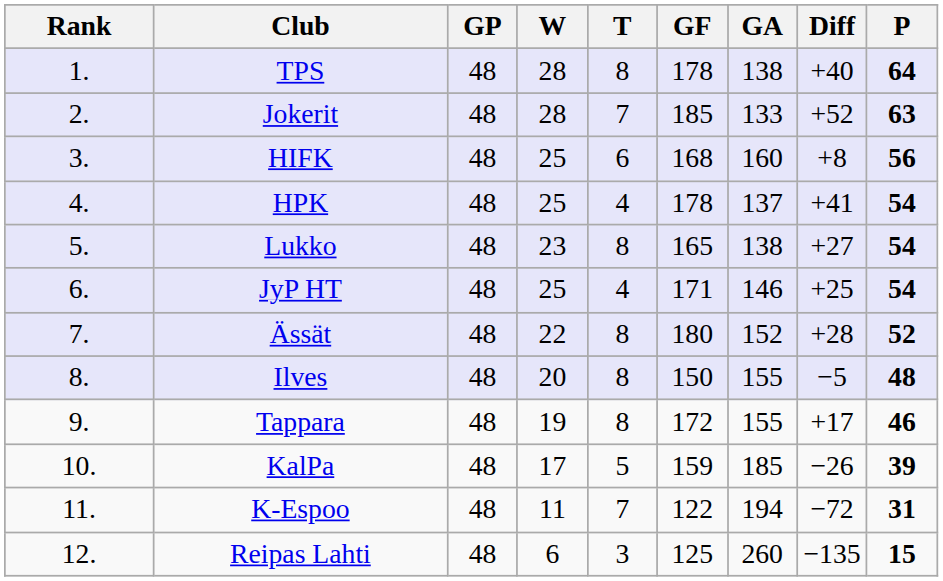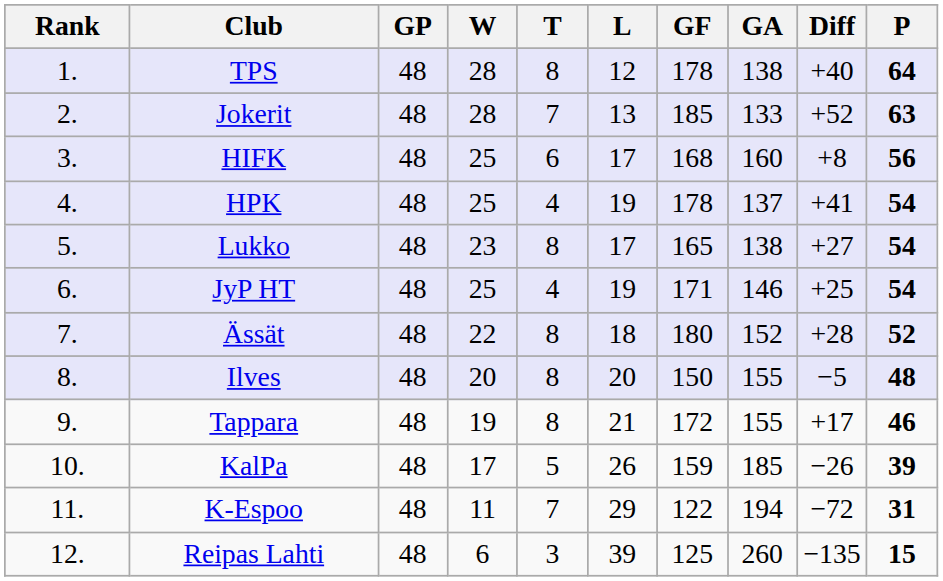+ column: (622, 26)
